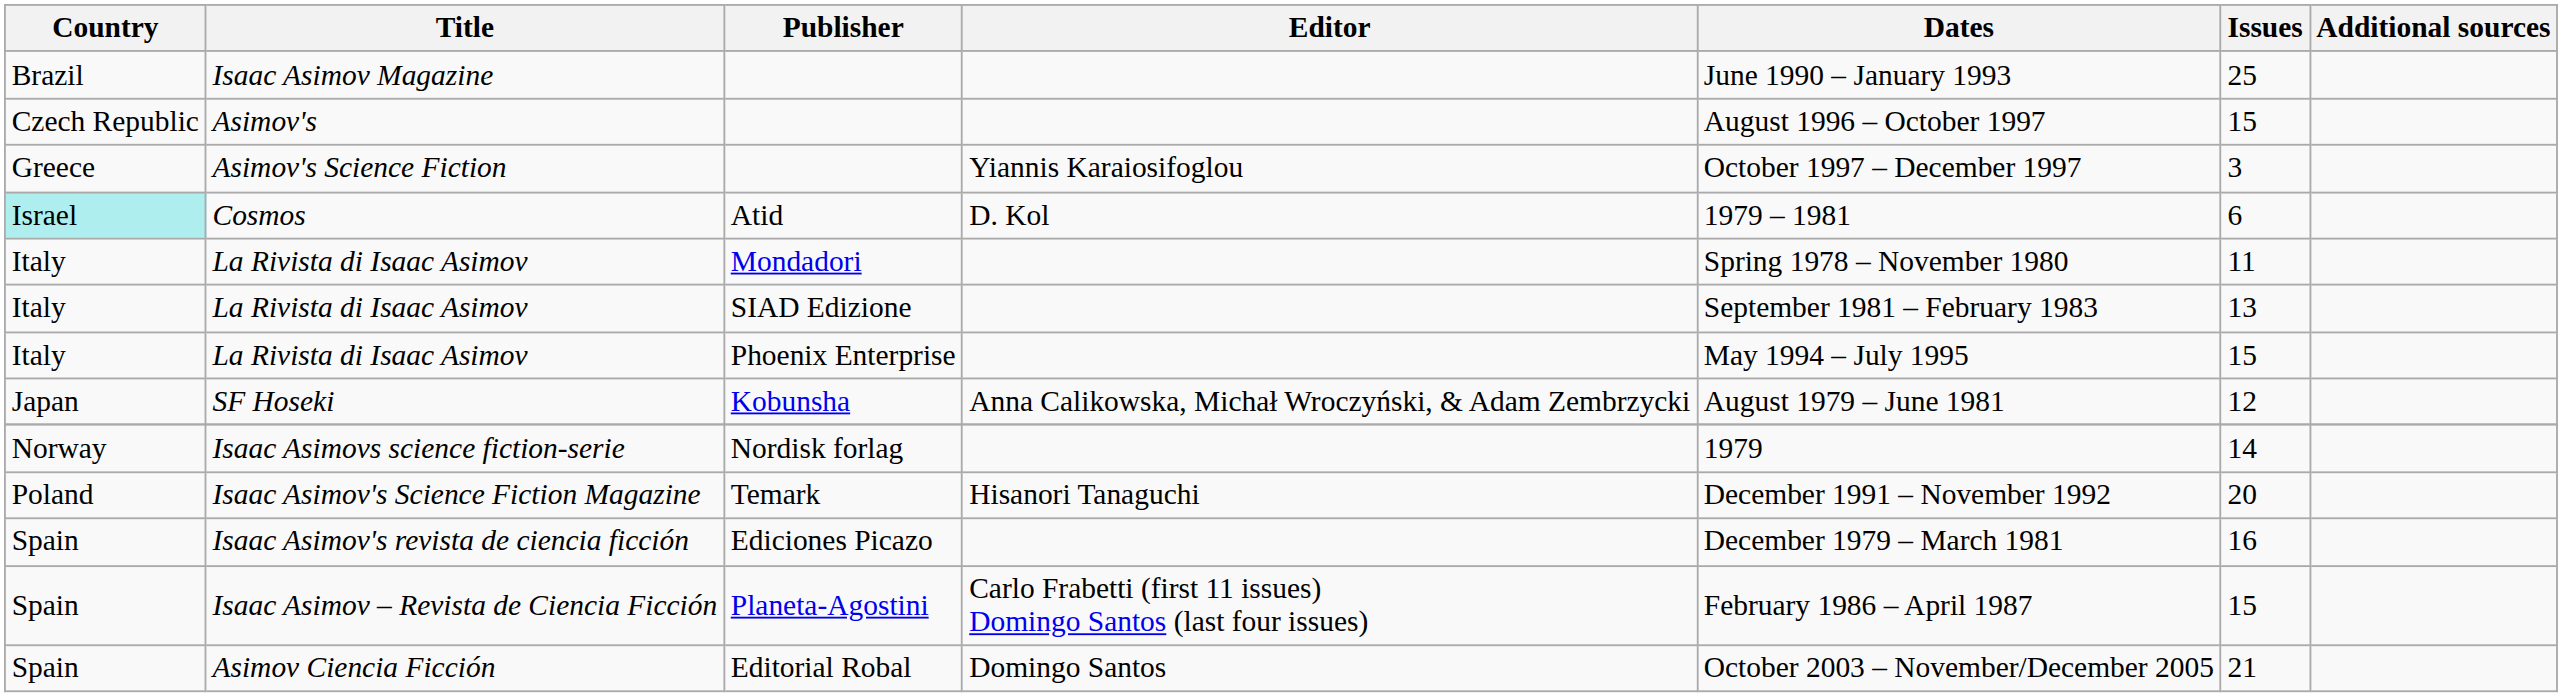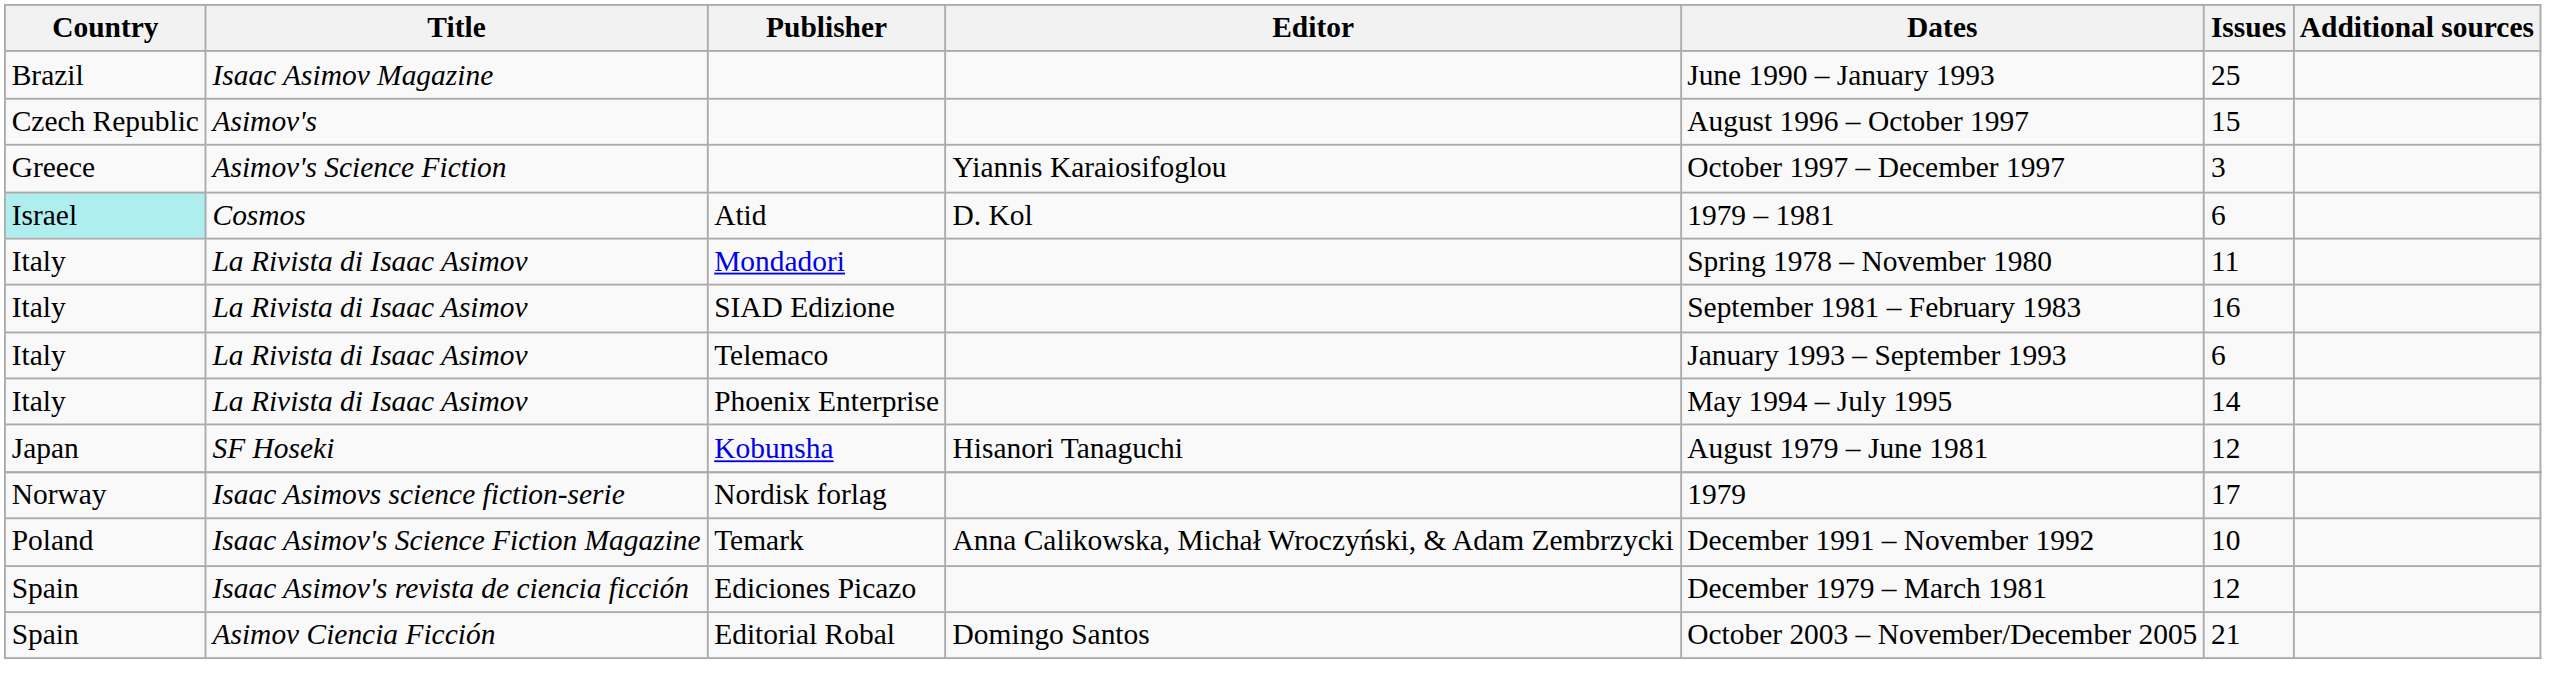(2242, 307) 13 -> (2226, 307) 16
+ row: (370, 354)
(2242, 354) 15 -> (2226, 401) 14
(1330, 401) Anna Calikowska, Michał Wroczyński, & Adam Zembrzycki -> (1068, 448) Hisanori Tanaguchi
(2242, 448) 14 -> (2226, 494) 17
(1084, 494) Hisanori Tanaguchi -> (1313, 541) Anna Calikowska, Michał Wroczyński, & Adam Zembrzycki
(2242, 494) 20 -> (2226, 541) 10
(2242, 541) 16 -> (2226, 588) 12
- row: (465, 604)
